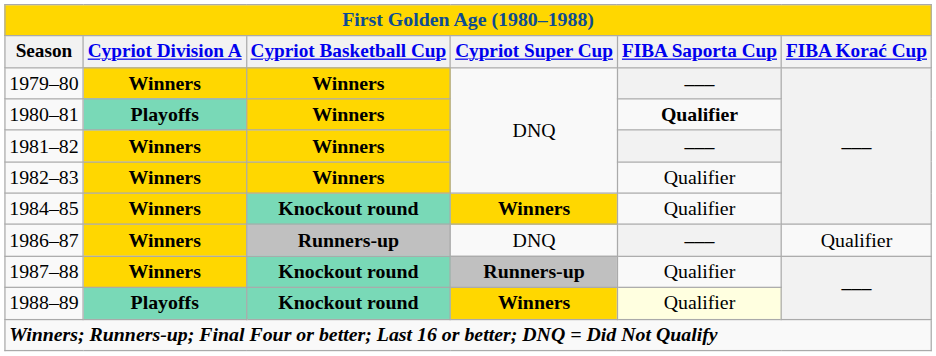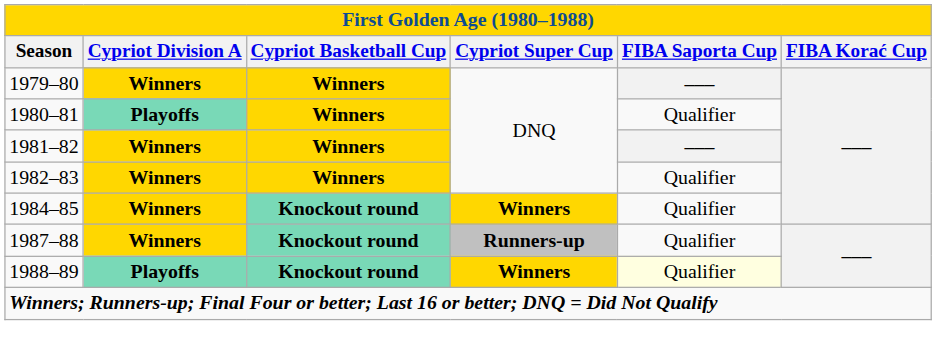(699, 114) bold -> (699, 114) normal
- row: (44, 240)
